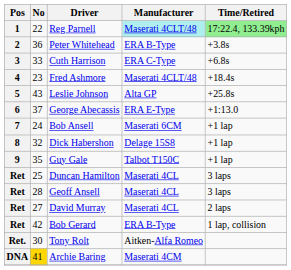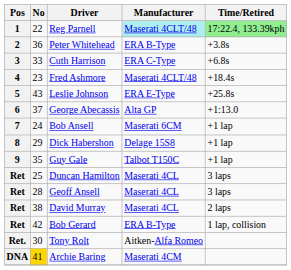(140, 94) Alta GP -> (150, 94) ERA E-Type
(150, 110) ERA E-Type -> (140, 110) Alta GP
(38, 143) 32 -> (38, 143) 29
(38, 208) 27 -> (38, 208) 38
